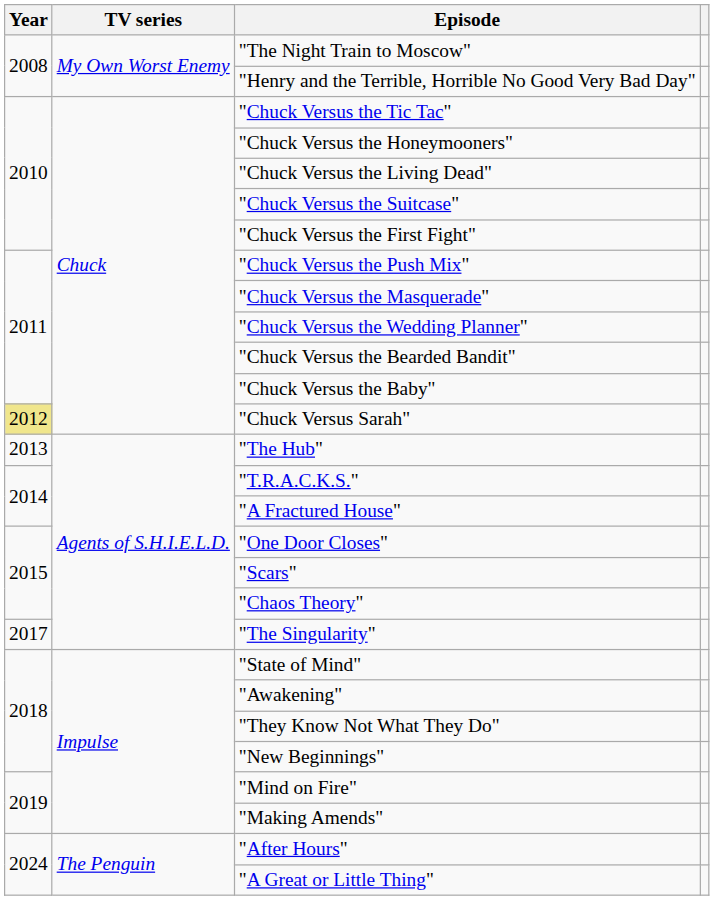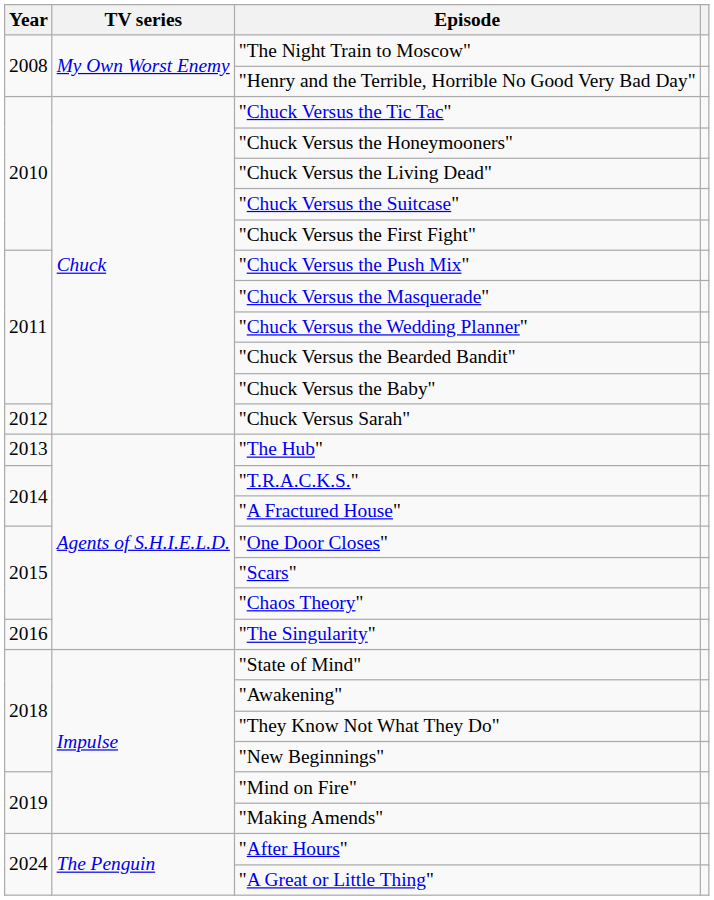(28, 419) khaki background -> (28, 419) no background
(28, 633) 2017 -> (28, 633) 2016
